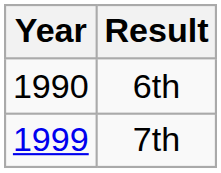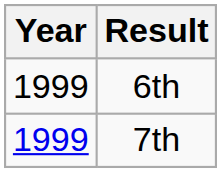(51, 85) 1990 -> (51, 85) 1999
